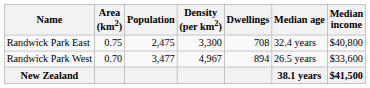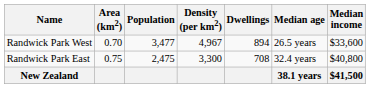rows swapped: (48, 43) <-> (49, 59)
